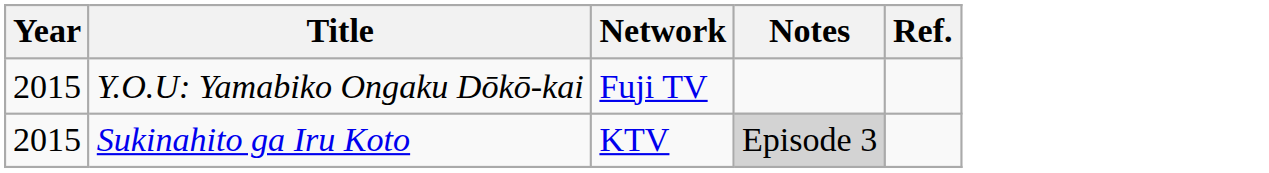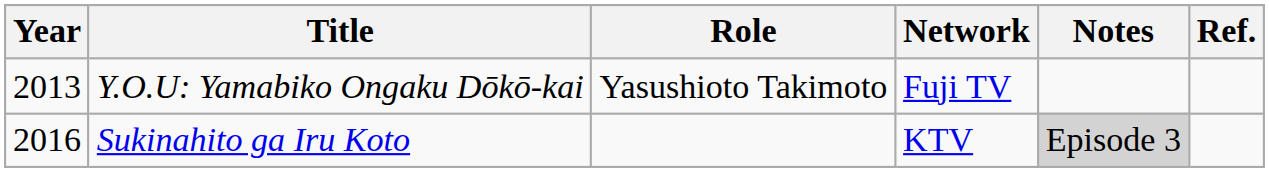+ column: (743, 31)
(47, 85) 2015 -> (47, 85) 2013
(47, 139) 2015 -> (47, 139) 2016
